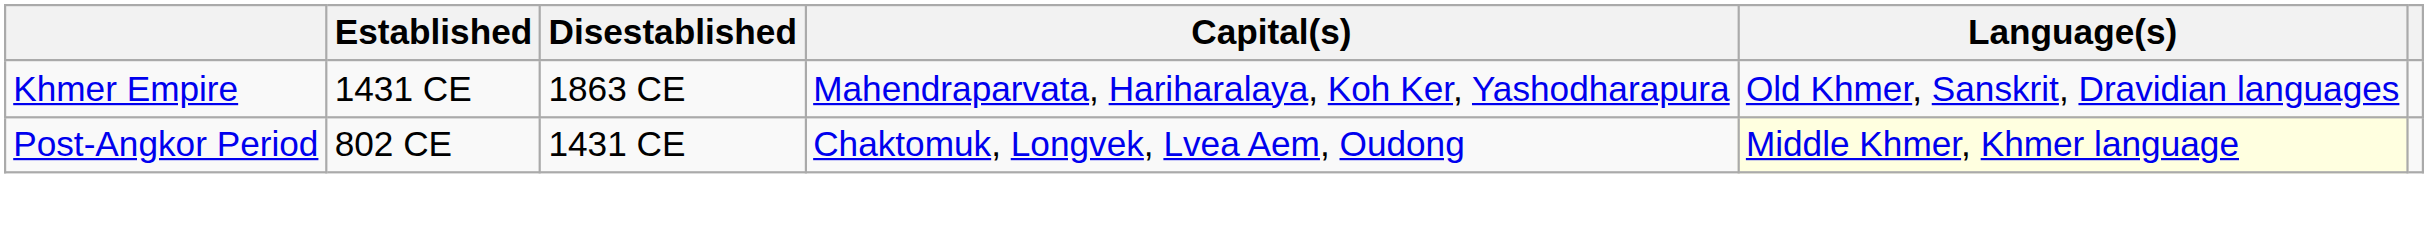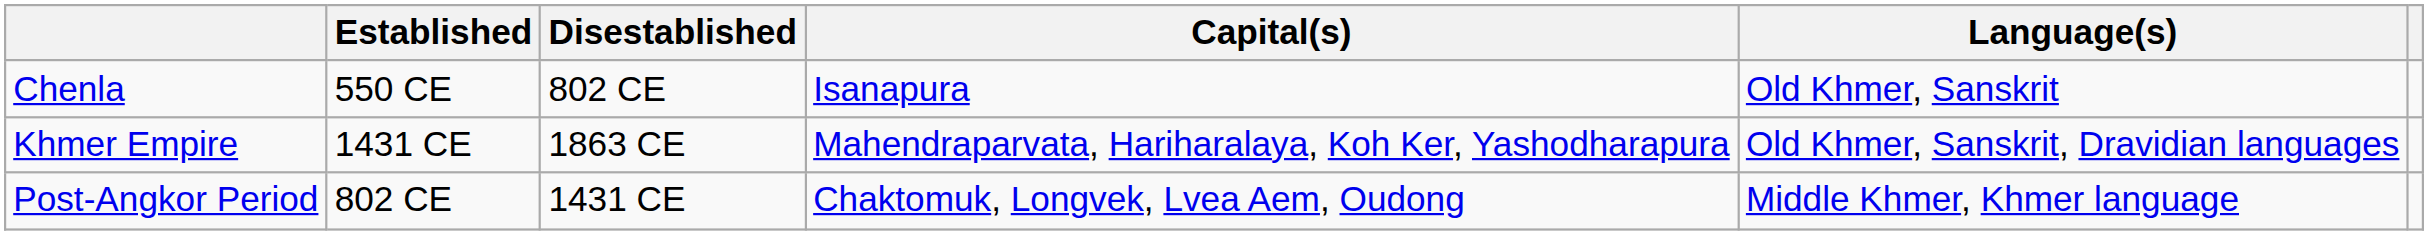+ row: (69, 88)
(1992, 144) lightyellow background -> (1992, 199) no background
